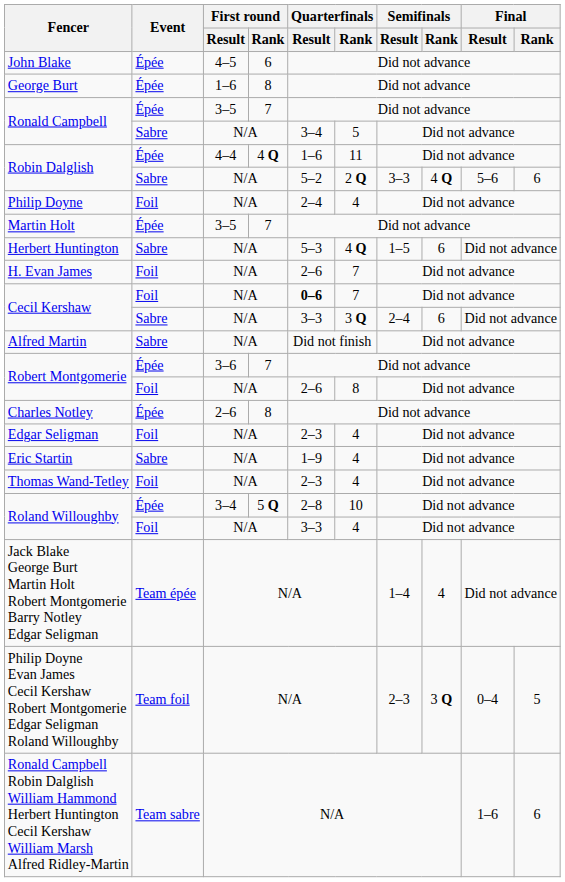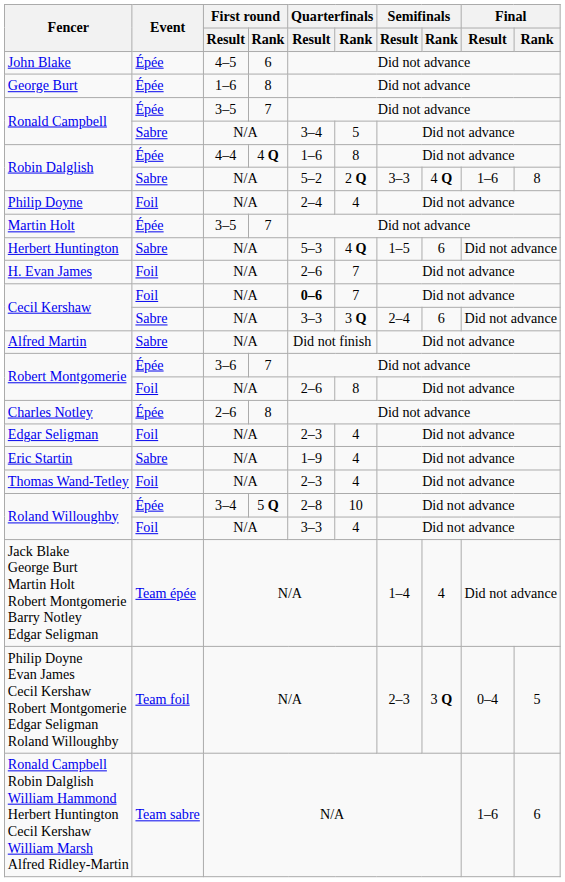(356, 156) 11 -> (356, 156) 8
(488, 179) 5–6 -> (488, 179) 1–6
(537, 179) 6 -> (537, 179) 8
